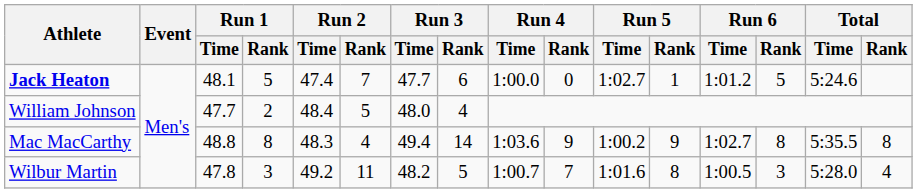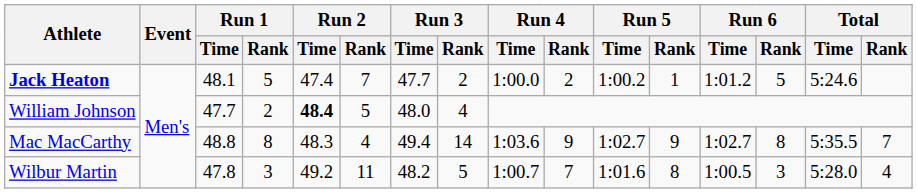(463, 80) 6 -> (463, 80) 2
(569, 80) 0 -> (569, 80) 2
(622, 80) 1:02.7 -> (622, 80) 1:00.2
(317, 111) normal -> (317, 111) bold
(622, 142) 1:00.2 -> (622, 142) 1:02.7
(887, 142) 8 -> (887, 142) 7
